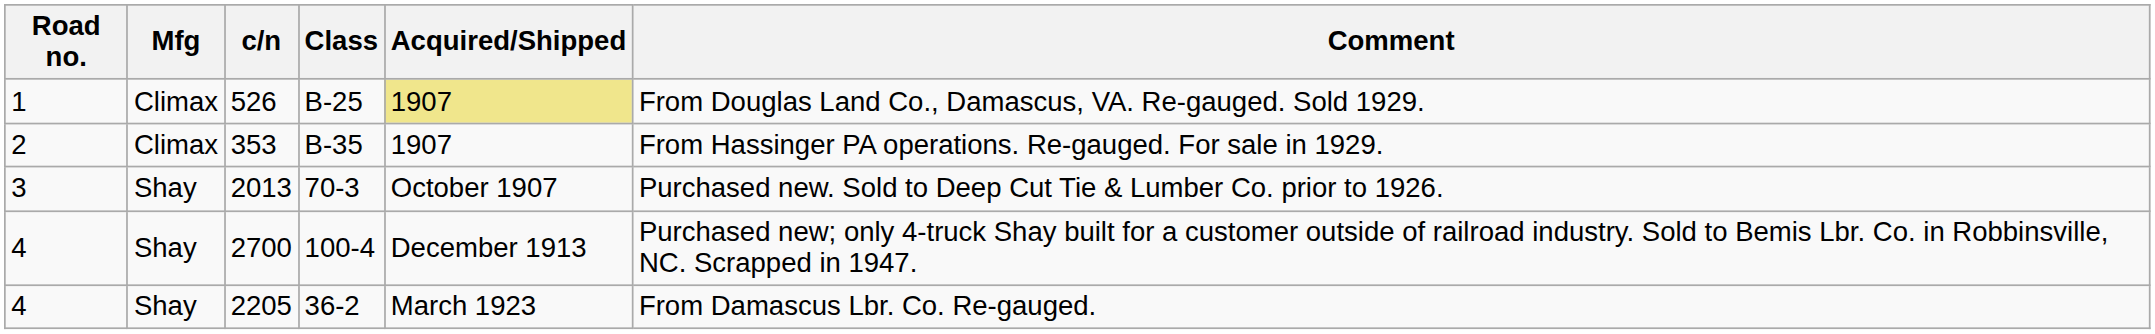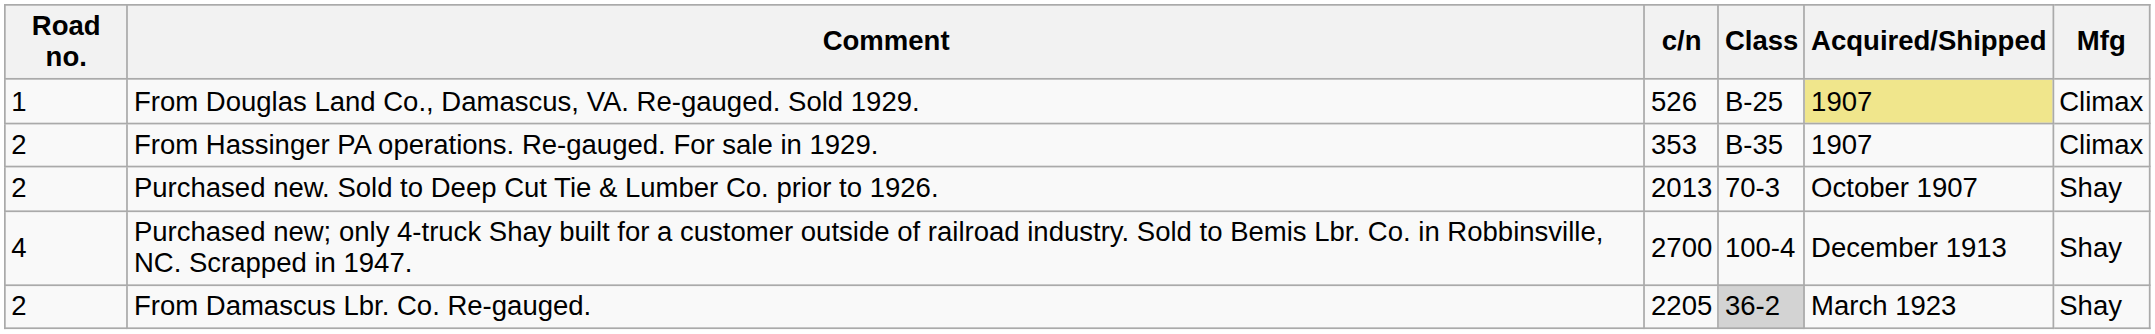columns swapped: (176, 41) <-> (1391, 41)
(19, 188) 3 -> (19, 188) 2
(19, 306) 4 -> (19, 306) 2
(332, 306) no background -> (1752, 306) lightgrey background
